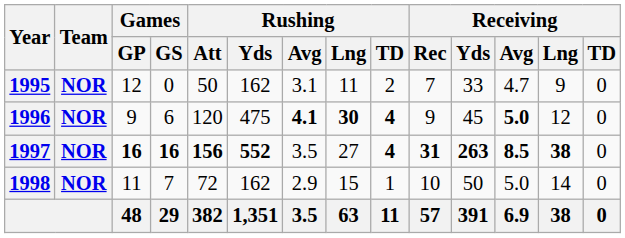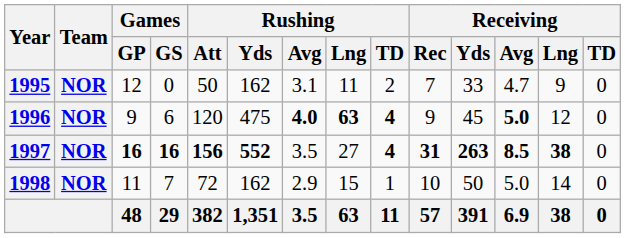(305, 118) 4.1 -> (305, 118) 4.0
(349, 118) 30 -> (349, 118) 63
